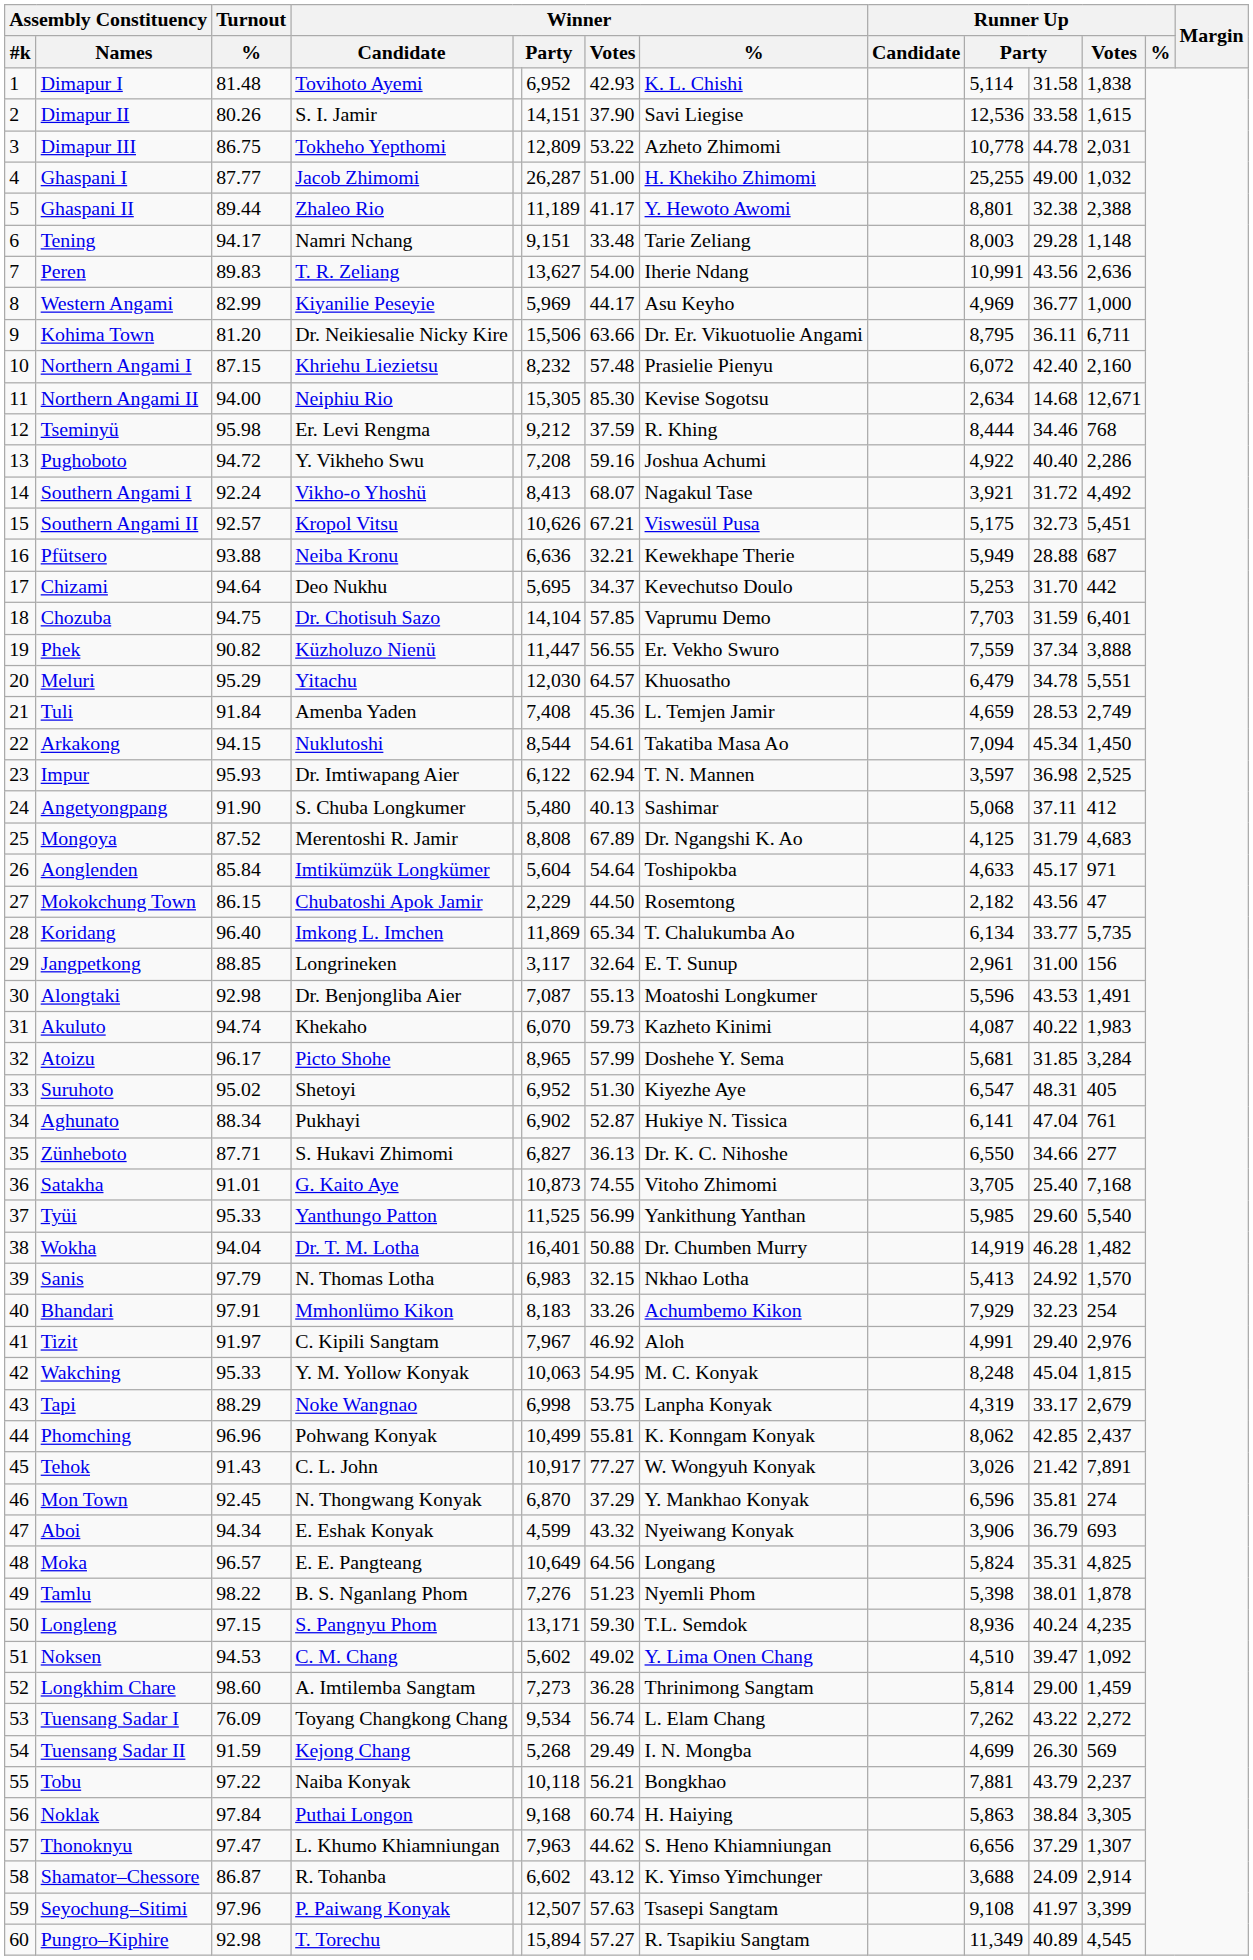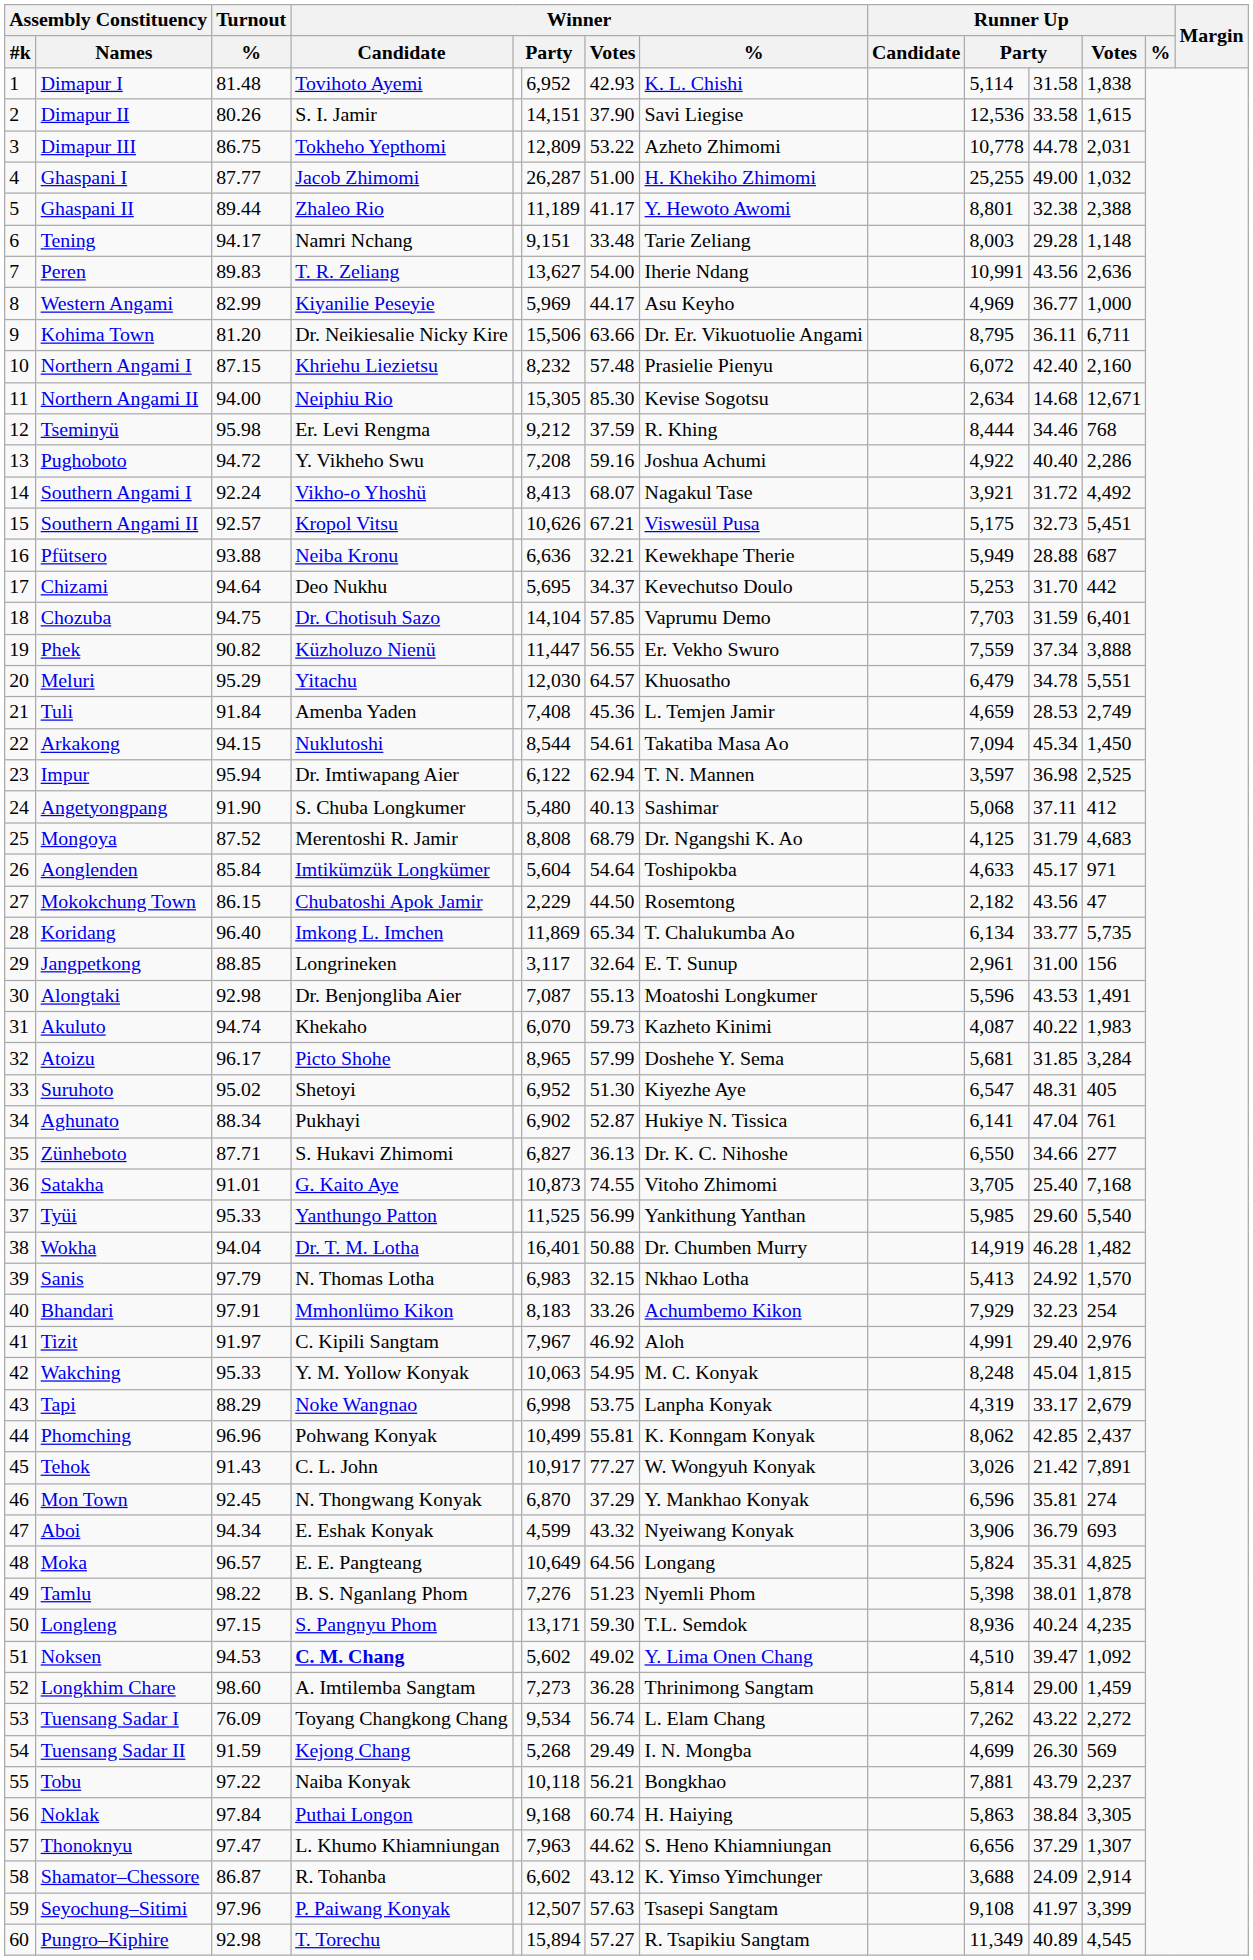(239, 775) 95.93 -> (239, 775) 95.94
(612, 838) 67.89 -> (612, 838) 68.79
(346, 1656) normal -> (350, 1656) bold
